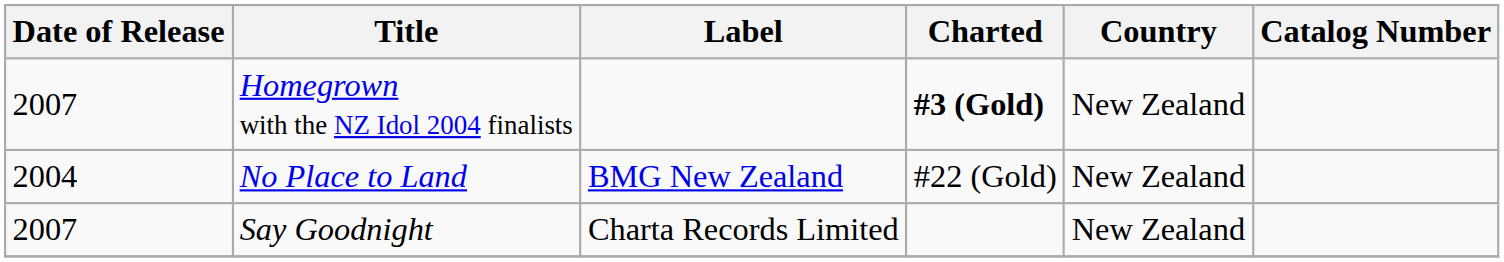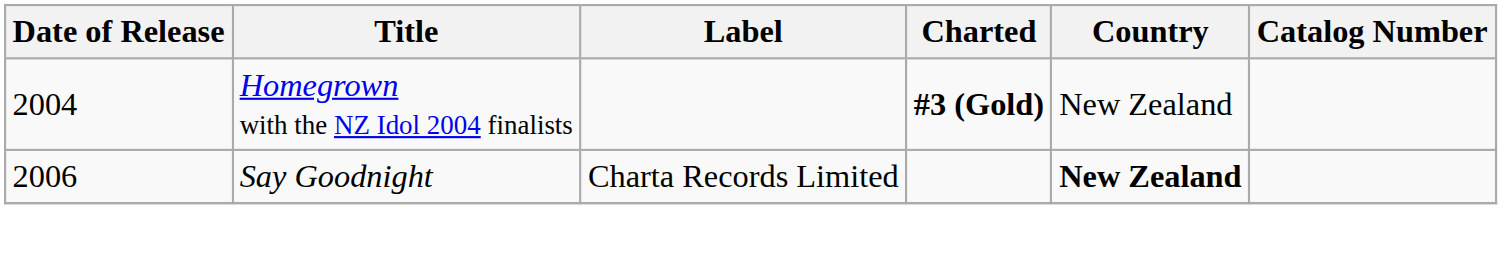(45, 103) 2007 -> (45, 103) 2004
- row: (353, 176)
(45, 229) 2007 -> (45, 176) 2006
(1158, 229) normal -> (1150, 176) bold
